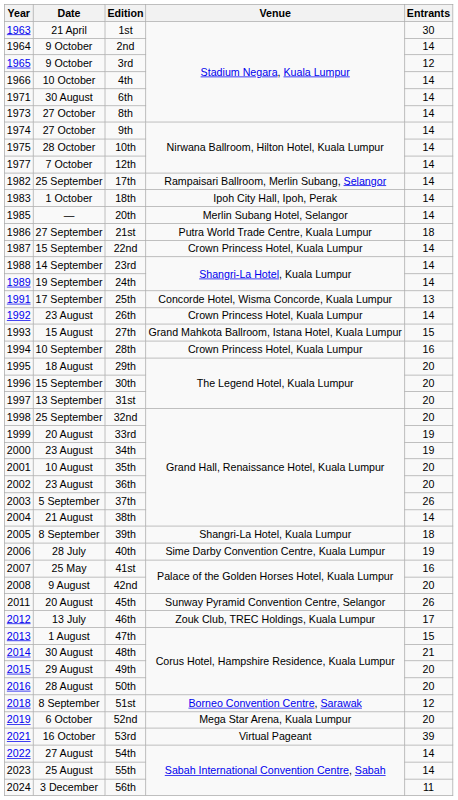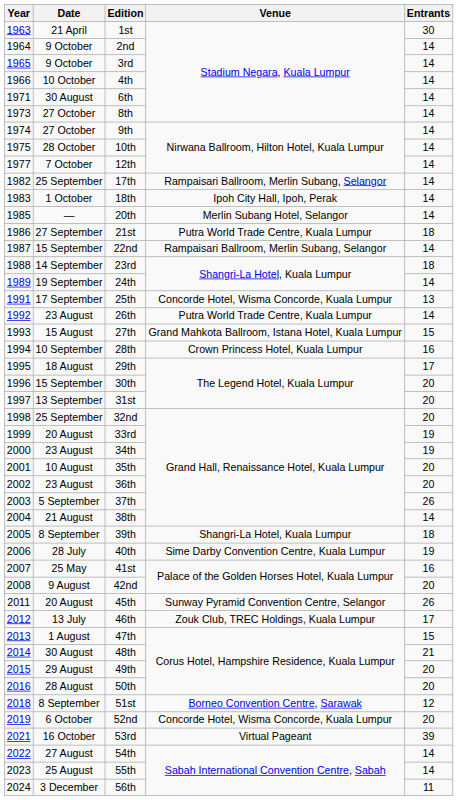(428, 64) 12 -> (428, 64) 14
(275, 249) Crown Princess Hotel, Kuala Lumpur -> (275, 249) Rampaisari Ballroom, Merlin Subang, Selangor
(428, 266) 14 -> (428, 266) 18
(275, 316) Crown Princess Hotel, Kuala Lumpur -> (275, 316) Putra World Trade Centre, Kuala Lumpur
(428, 367) 20 -> (428, 367) 17
(275, 720) Mega Star Arena, Kuala Lumpur -> (275, 720) Concorde Hotel, Wisma Concorde, Kuala Lumpur
